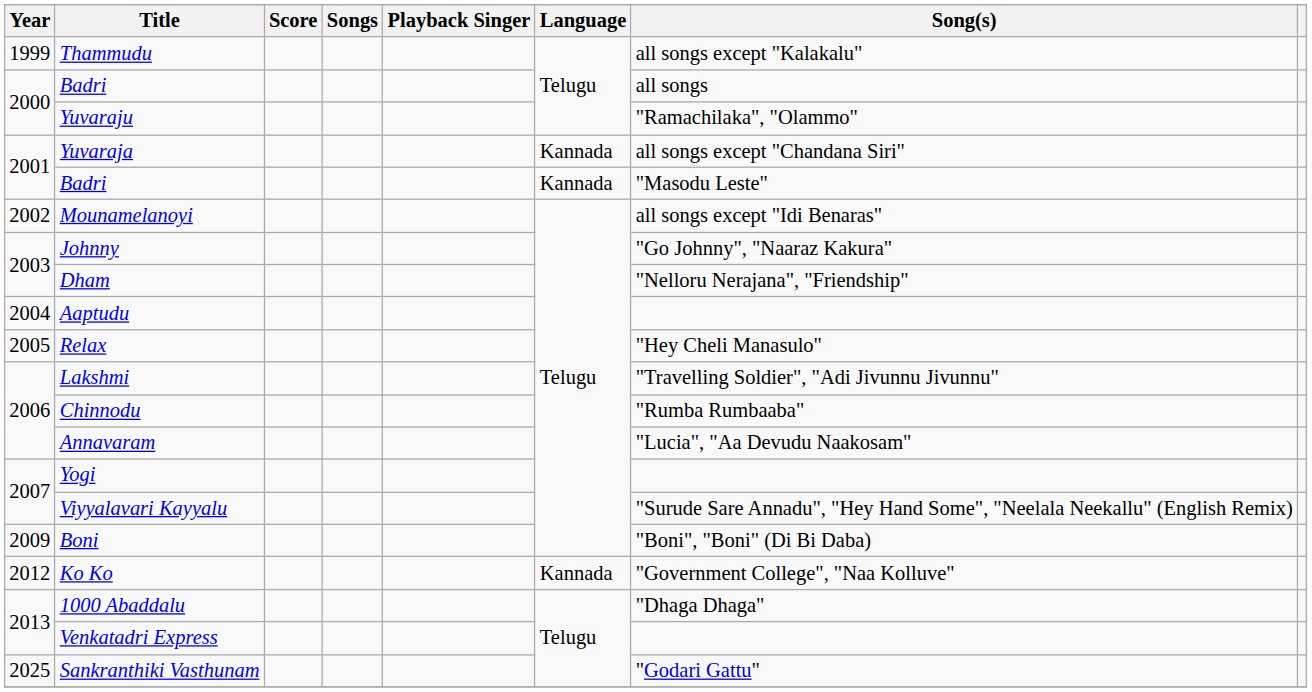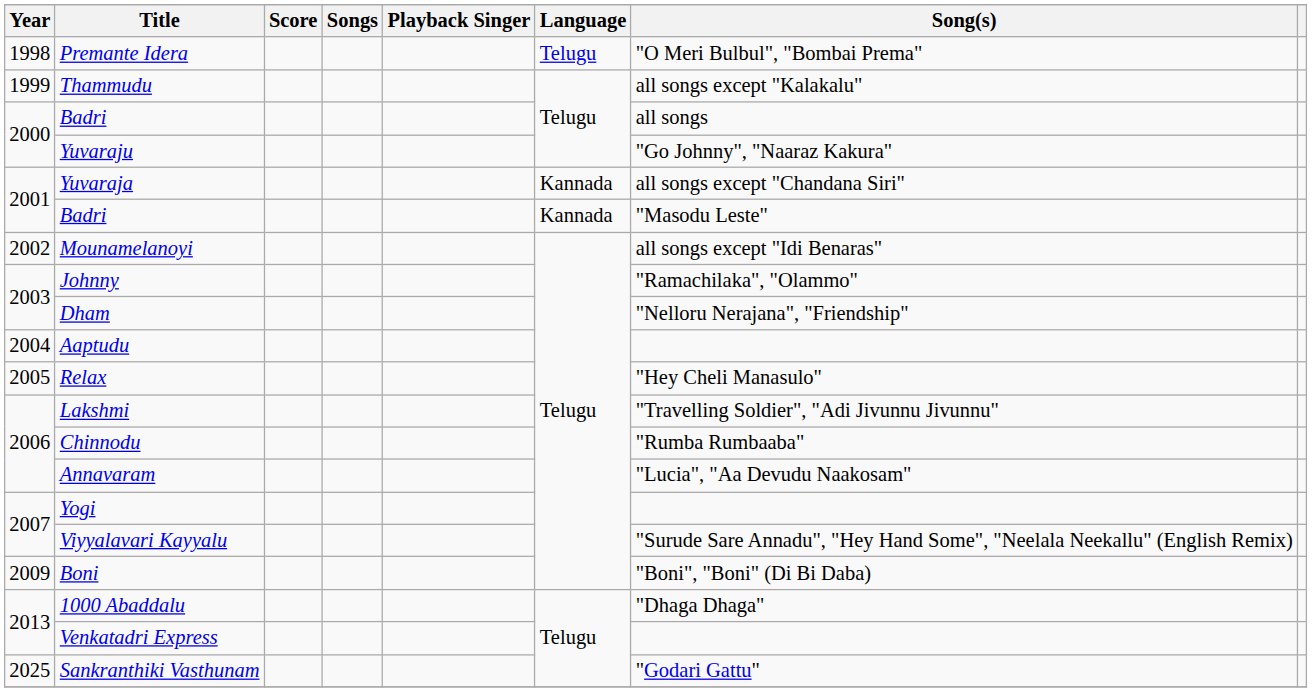+ row: (30, 53)
(747, 118) "Ramachilaka", "Olammo" -> (764, 150) "Go Johnny", "Naaraz Kakura"
(764, 248) "Go Johnny", "Naaraz Kakura" -> (747, 280) "Ramachilaka", "Olammo"
- row: (30, 572)
